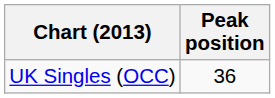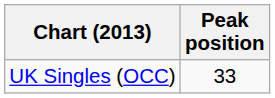(225, 76) 36 -> (225, 76) 33
